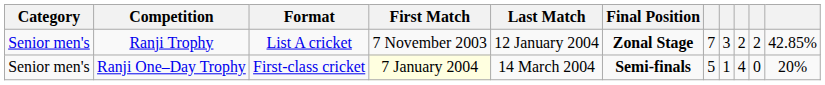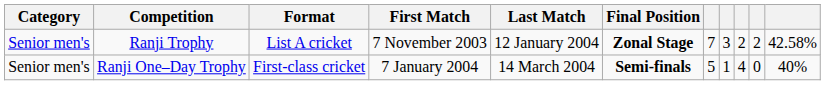(793, 42) 42.85% -> (793, 42) 42.58%
(430, 67) lightyellow background -> (430, 67) no background
(793, 67) 20% -> (793, 67) 40%
